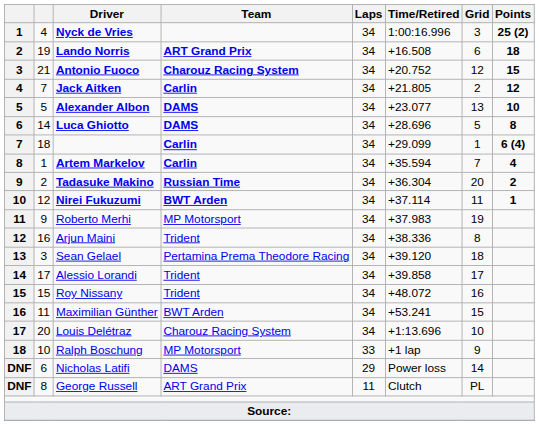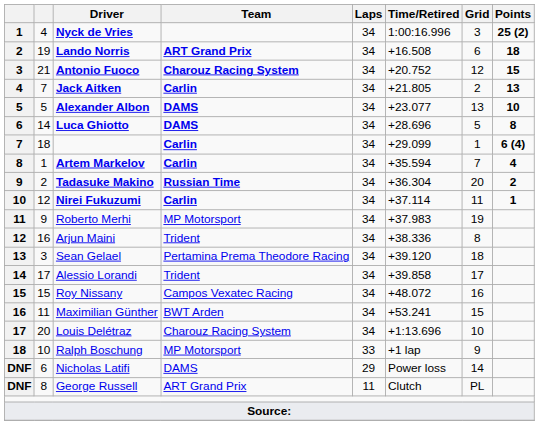(513, 88) 12 -> (513, 88) 13
(195, 200) BWT Arden -> (180, 200) Carlin
(182, 293) Trident -> (228, 293) Campos Vexatec Racing
